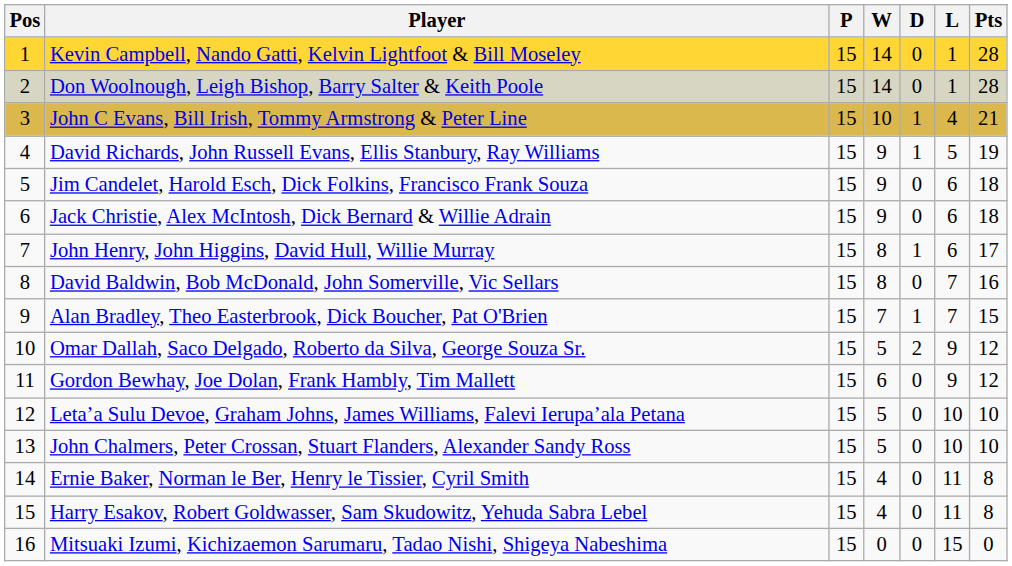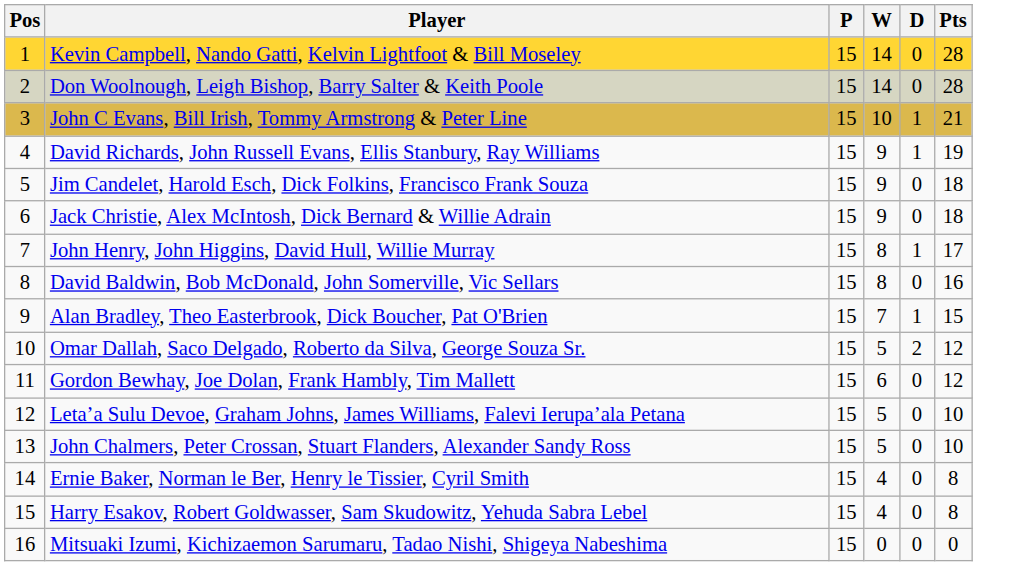- column: (952, 20)
